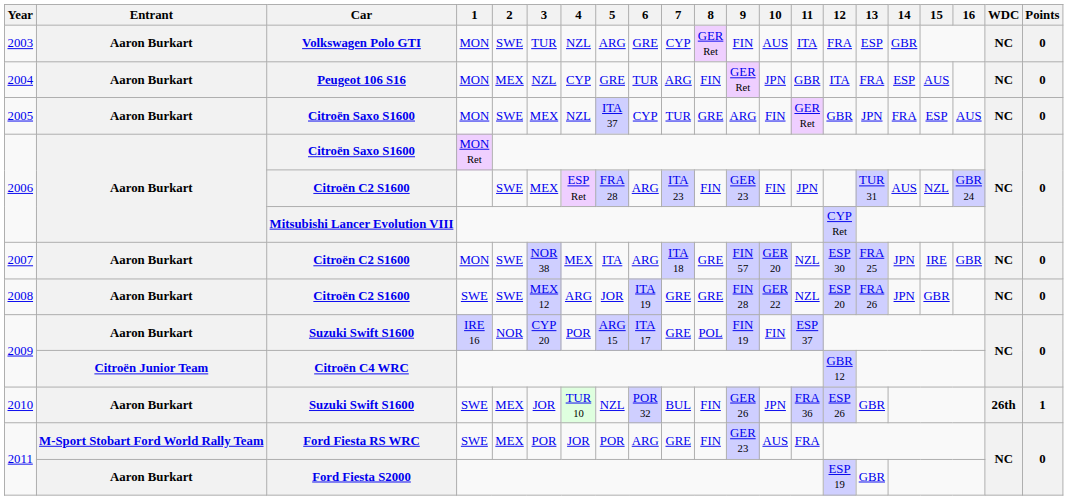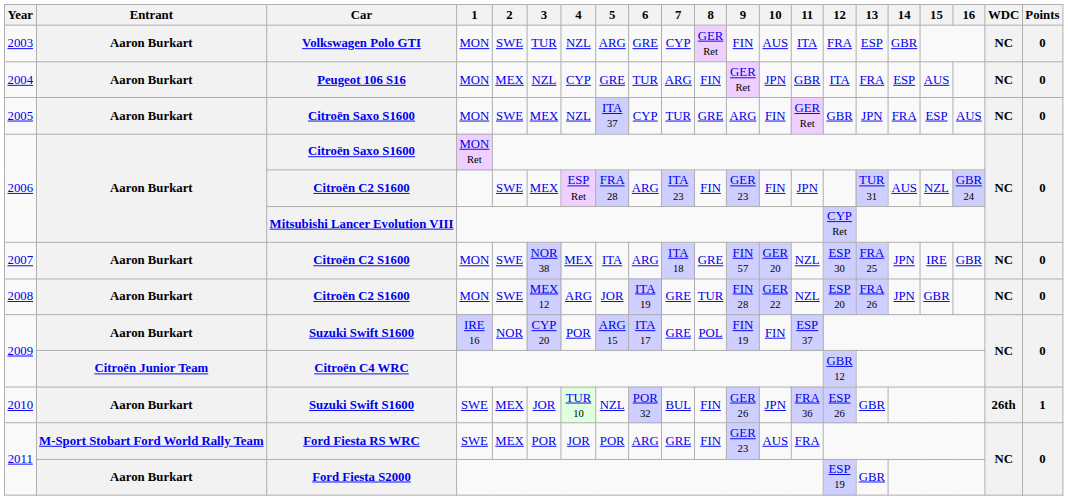(474, 296) SWE -> (474, 296) MON
(711, 296) GRE -> (711, 296) TUR
